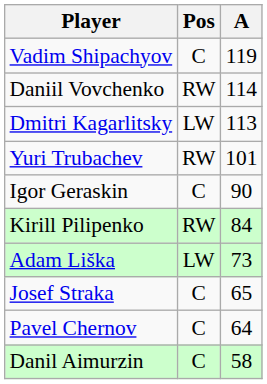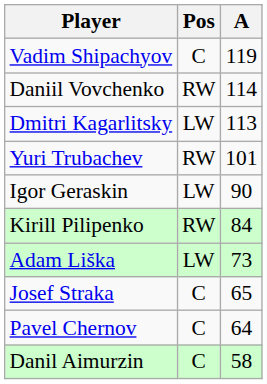(199, 191) C -> (199, 191) LW
